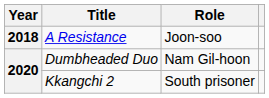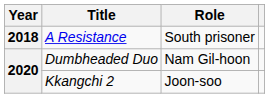(193, 37) Joon-soo -> (210, 37) South prisoner
(210, 81) South prisoner -> (193, 81) Joon-soo
